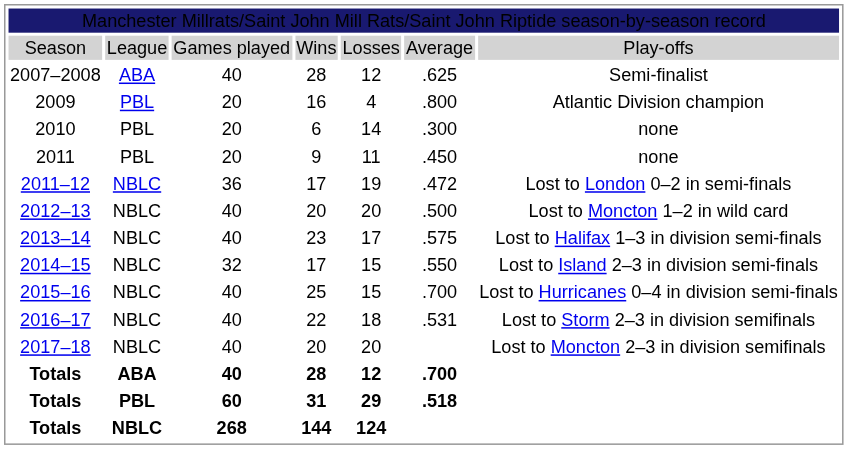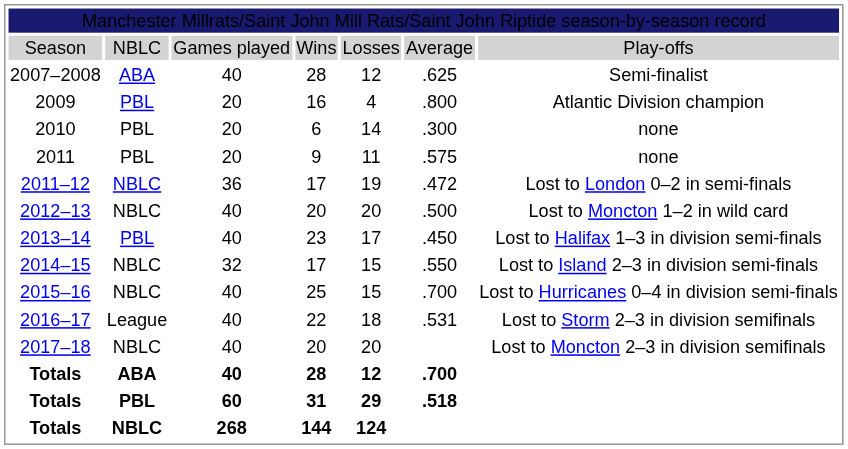(137, 48) League -> (137, 48) NBLC
(440, 157) .450 -> (440, 157) .575
(137, 238) NBLC -> (137, 238) PBL
(440, 238) .575 -> (440, 238) .450
(137, 320) NBLC -> (137, 320) League
